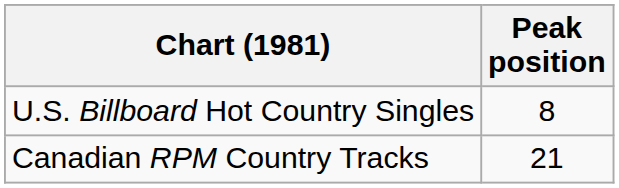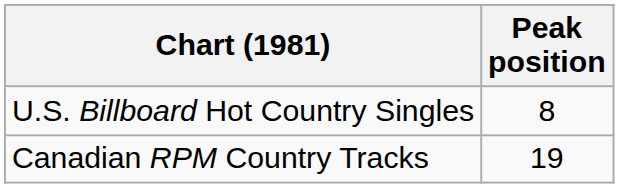(547, 158) 21 -> (547, 158) 19
